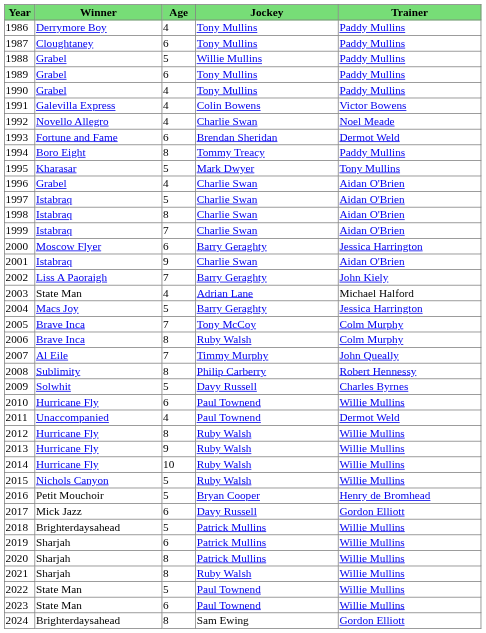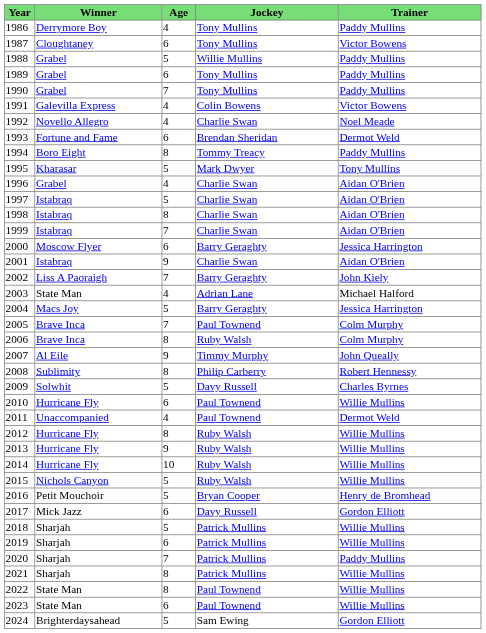(372, 43) Paddy Mullins -> (373, 43) Victor Bowens
(166, 90) 4 -> (166, 90) 7
(226, 324) Tony McCoy -> (229, 324) Paul Townend
(166, 355) 7 -> (166, 355) 9
(78, 527) Brighterdaysahead -> (53, 527) Sharjah
(166, 558) 8 -> (166, 558) 7
(372, 558) Willie Mullins -> (372, 558) Paddy Mullins
(224, 573) Ruby Walsh -> (231, 573) Patrick Mullins
(166, 589) 5 -> (166, 589) 8
(166, 620) 8 -> (166, 620) 5
